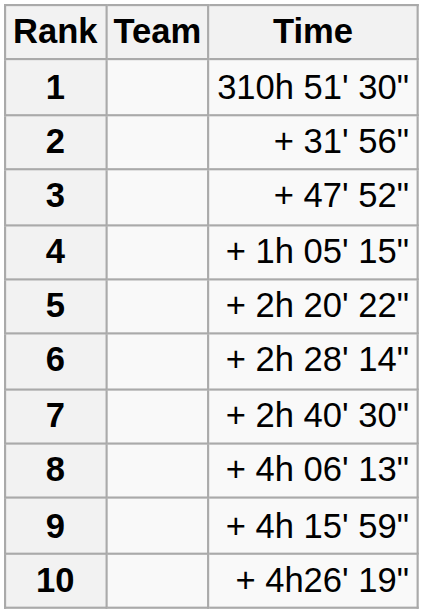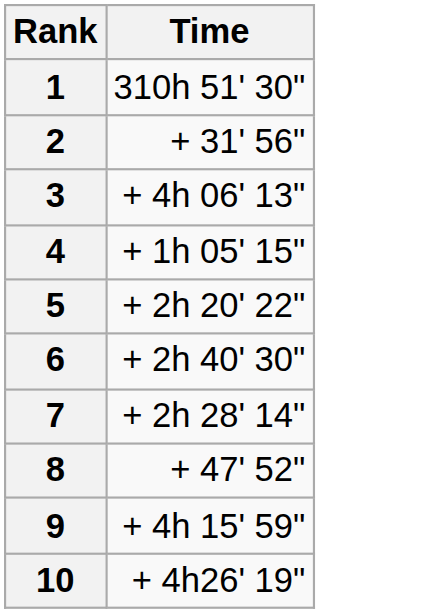- column: (157, 31)
(341, 196) + 47' 52" -> (214, 196) + 4h 06' 13"
(317, 360) + 2h 28' 14" -> (214, 360) + 2h 40' 30"
(317, 415) + 2h 40' 30" -> (214, 415) + 2h 28' 14"
(317, 470) + 4h 06' 13" -> (238, 470) + 47' 52"
